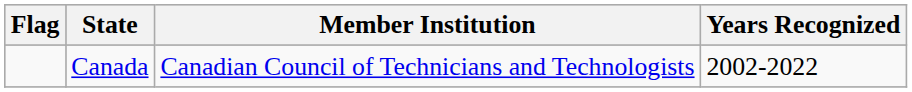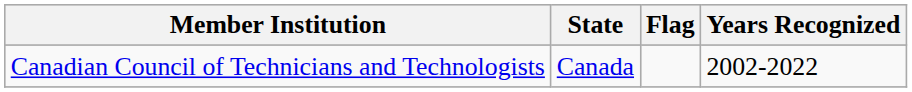columns swapped: (35, 24) <-> (427, 24)
